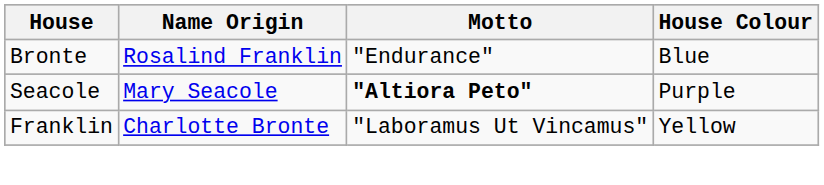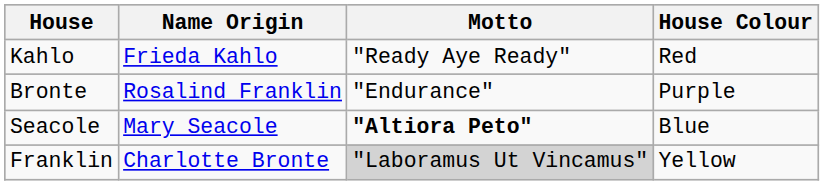+ row: (42, 57)
(684, 57) Blue -> (697, 92) Purple
(697, 92) Purple -> (684, 127) Blue
(500, 127) no background -> (500, 162) lightgrey background
